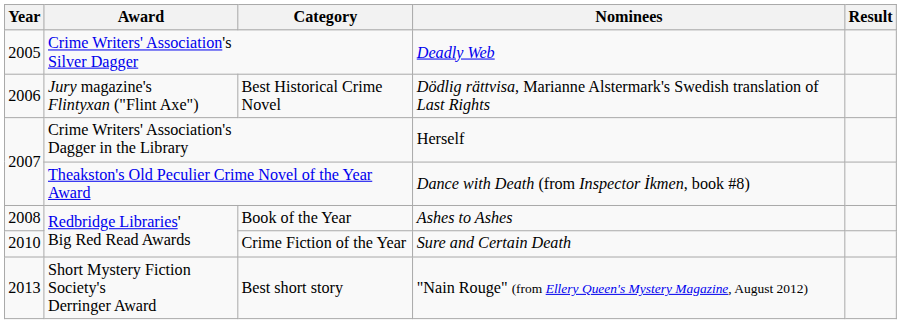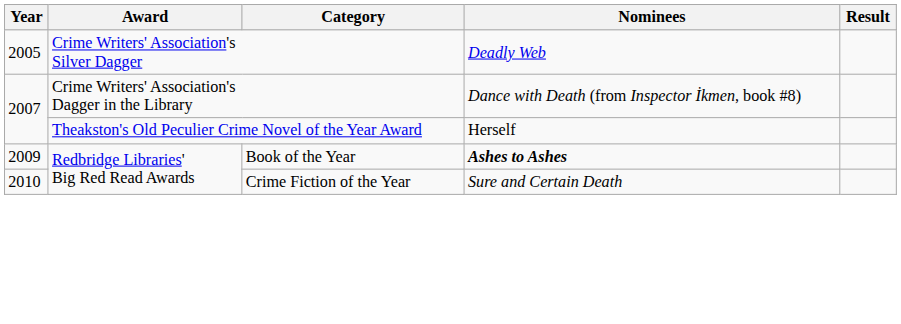- row: (312, 95)
(441, 139) Herself -> (635, 95) Dance with Death (from Inspector İkmen, book #8)
(583, 183) Dance with Death (from Inspector İkmen, book #8) -> (492, 130) Herself
(24, 218) 2008 -> (24, 156) 2009
(465, 218) normal -> (518, 156) bold
- row: (292, 287)
